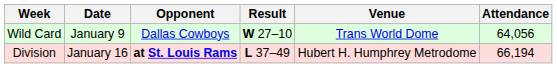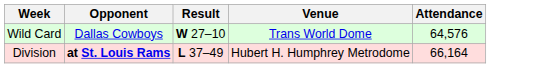- column: (97, 14)
(516, 33) 64,056 -> (449, 33) 64,576
(516, 53) 66,194 -> (449, 53) 66,164
